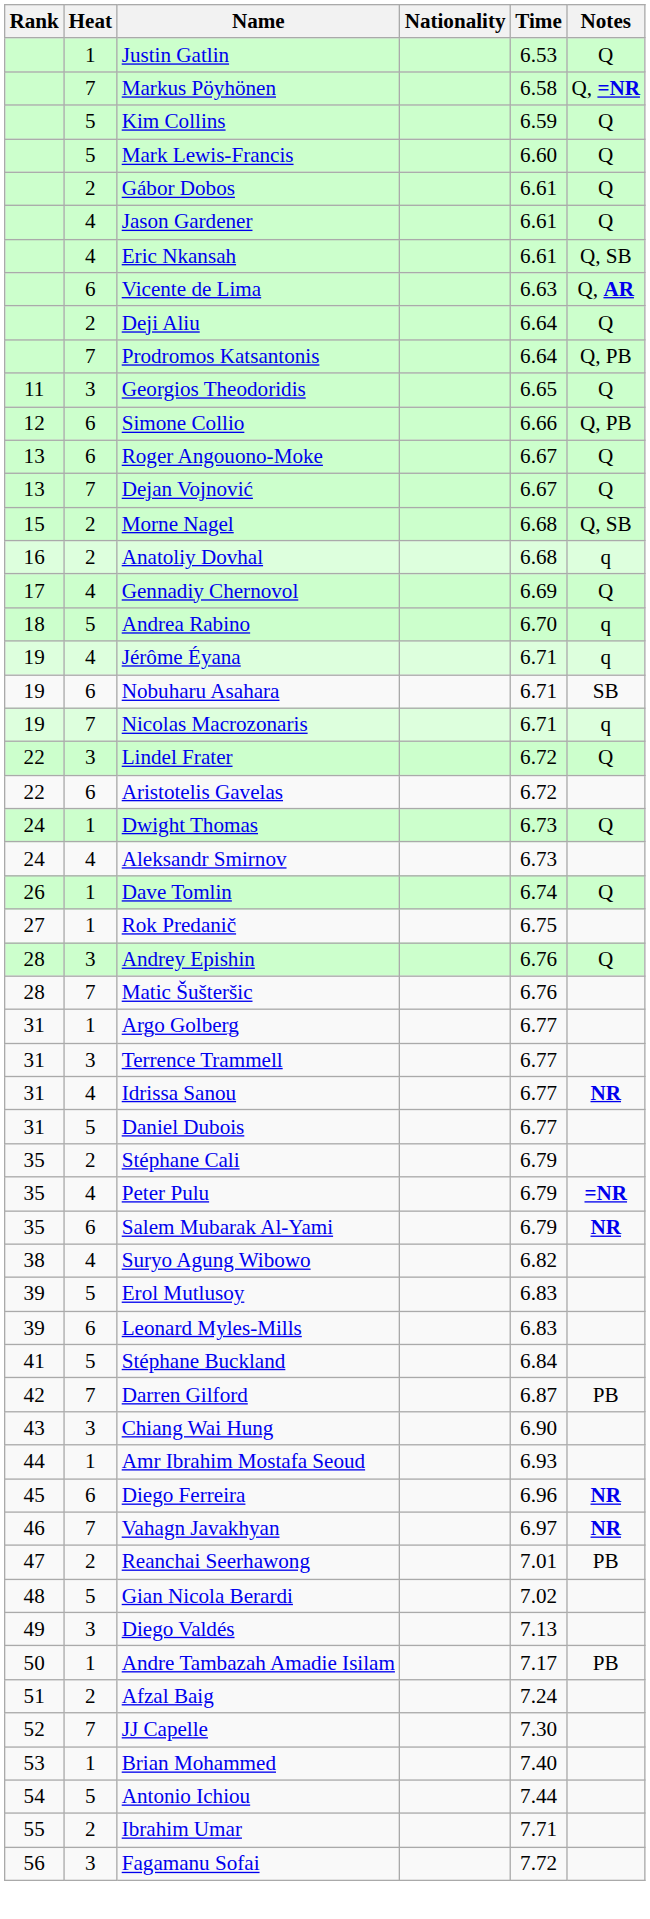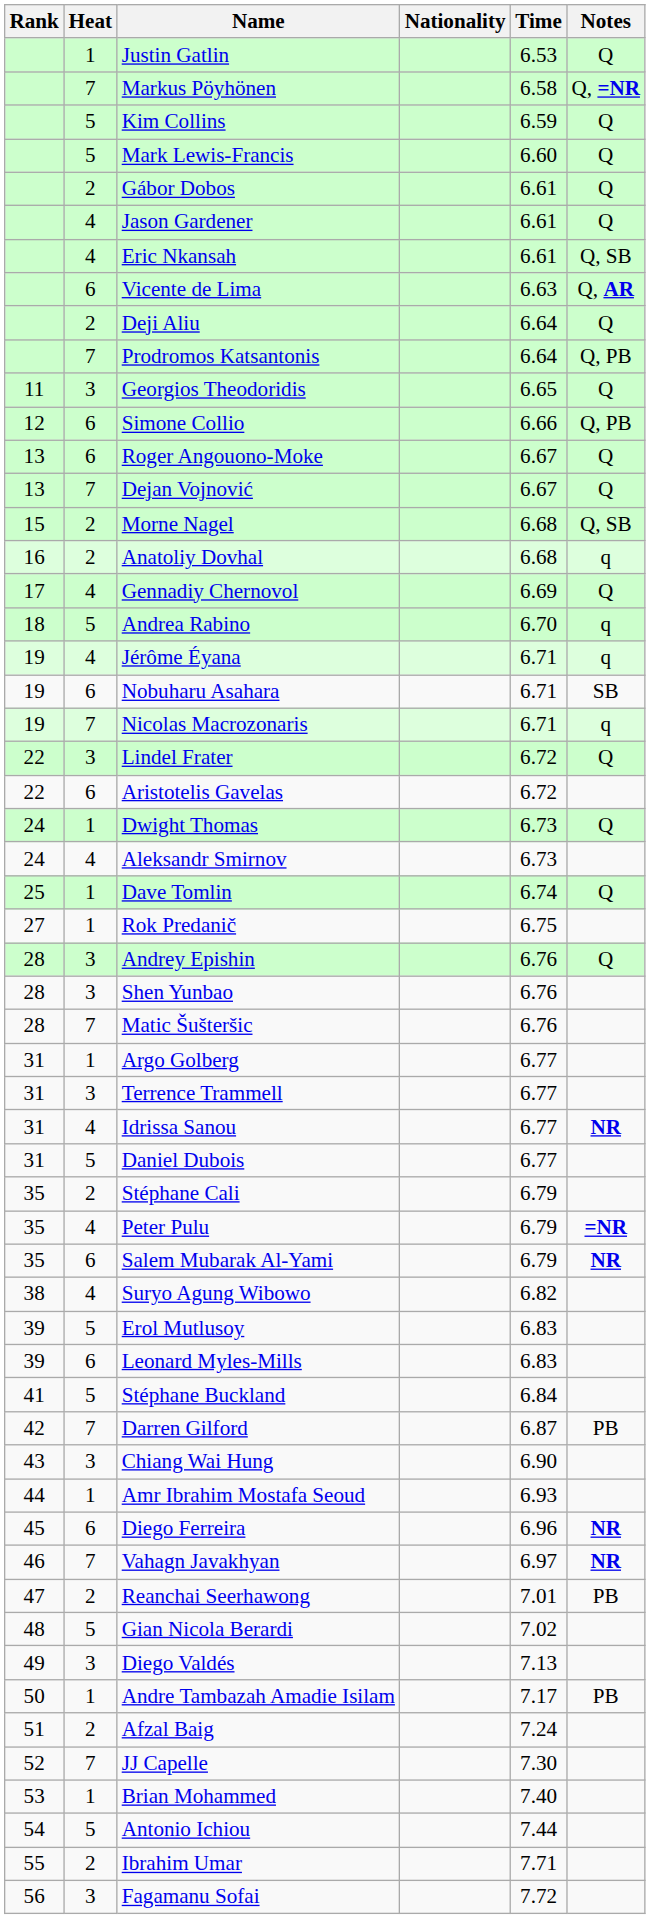(34, 892) 26 -> (34, 892) 25
+ row: (177, 992)
